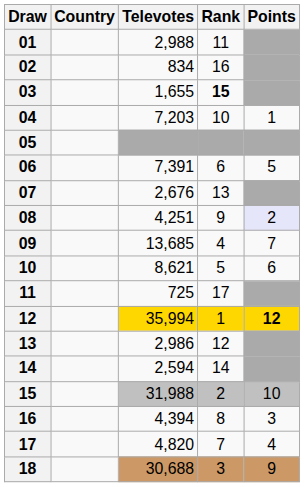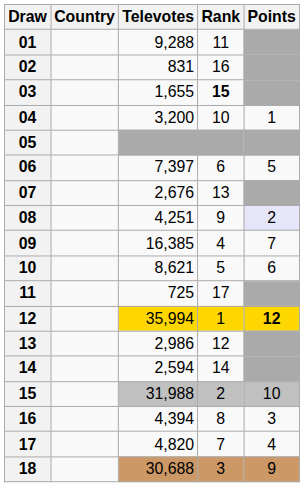(174, 42) 2,988 -> (174, 42) 9,288
(181, 67) 834 -> (181, 67) 831
(174, 117) 7,203 -> (174, 117) 3,200
(174, 167) 7,391 -> (174, 167) 7,397
(170, 243) 13,685 -> (170, 243) 16,385
